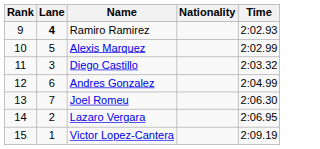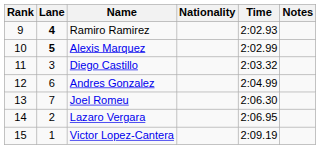+ column: (298, 13)
(52, 48) normal -> (52, 48) bold
